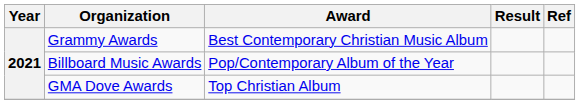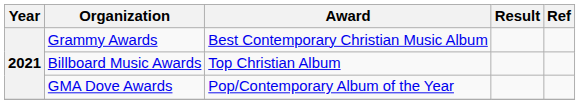(331, 63) Pop/Contemporary Album of the Year -> (274, 63) Top Christian Album
(274, 87) Top Christian Album -> (331, 87) Pop/Contemporary Album of the Year
